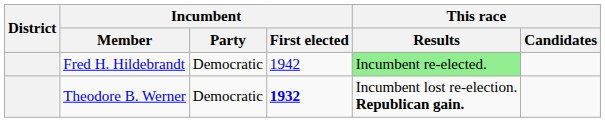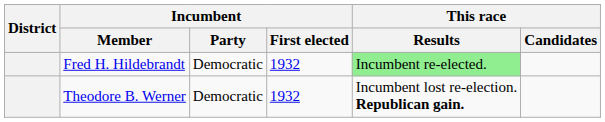(285, 64) 1942 -> (285, 64) 1932
(285, 96) bold -> (285, 96) normal
